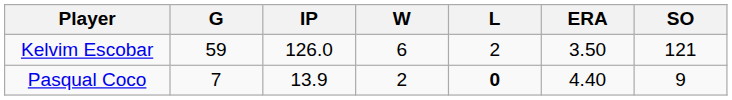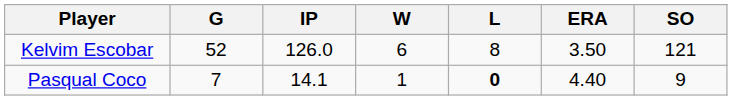(216, 49) 59 -> (216, 49) 52
(495, 49) 2 -> (495, 49) 8
(309, 79) 13.9 -> (309, 79) 14.1
(402, 79) 2 -> (402, 79) 1
